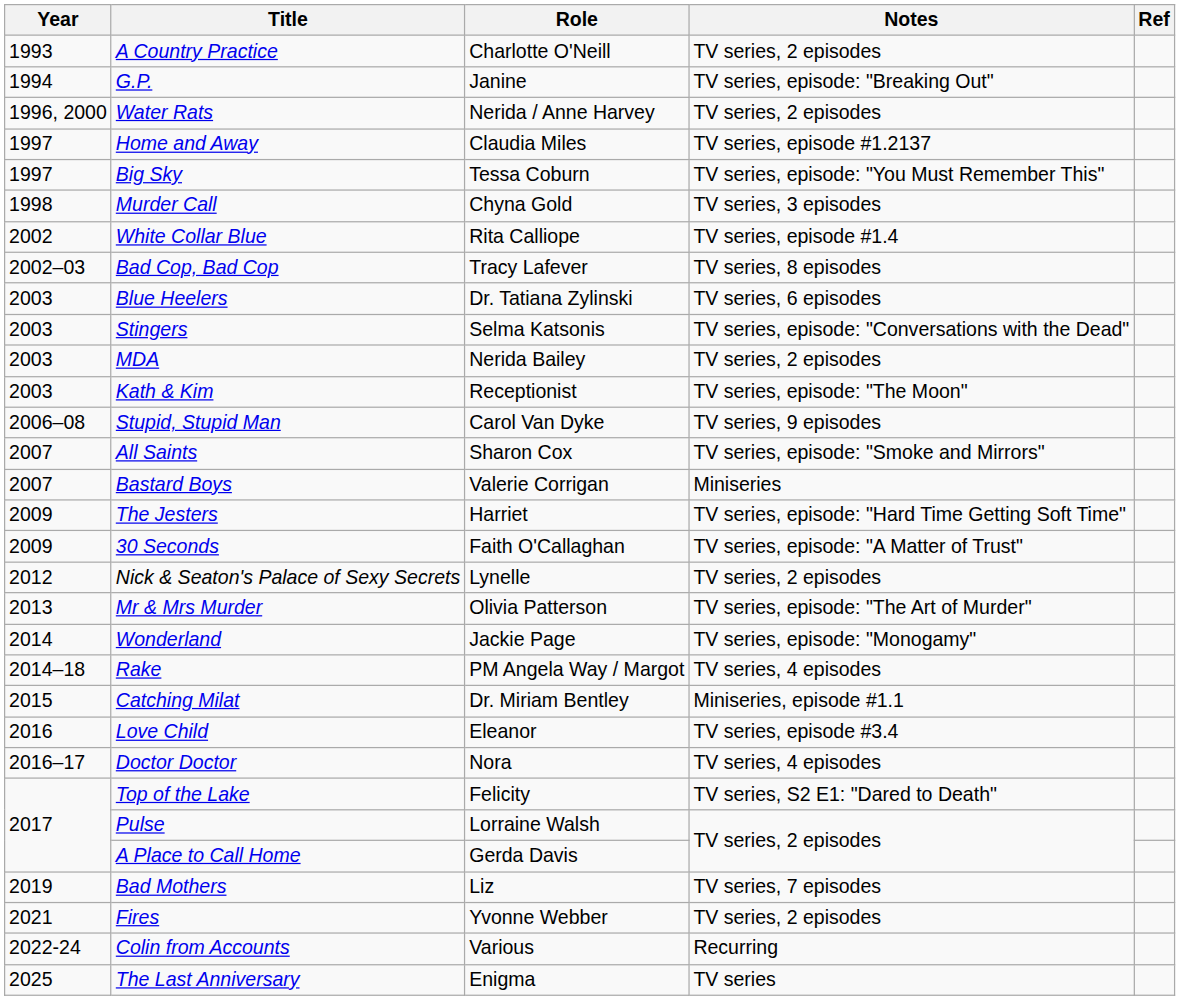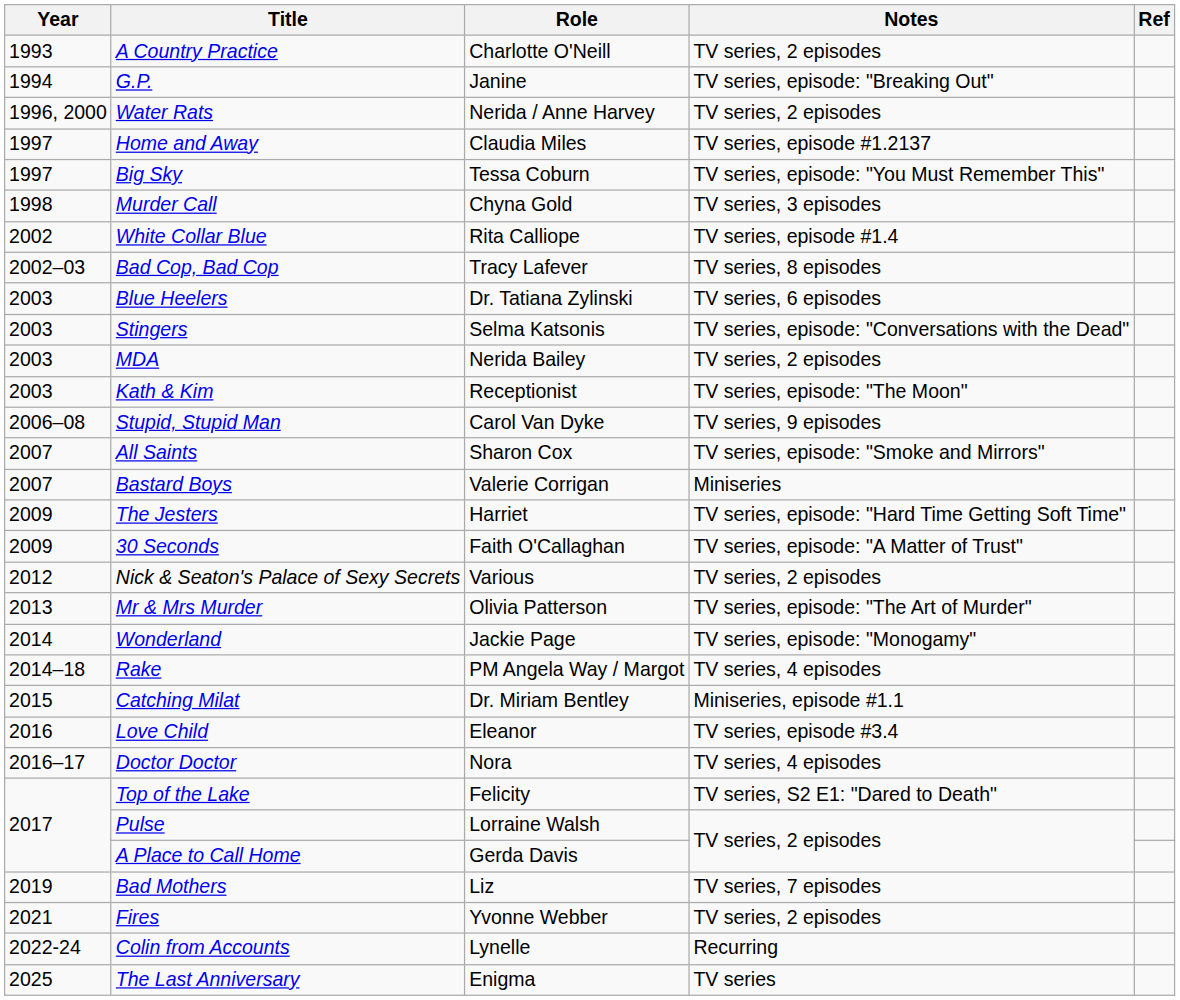(500, 577) Lynelle -> (502, 577) Various
(502, 948) Various -> (500, 948) Lynelle
